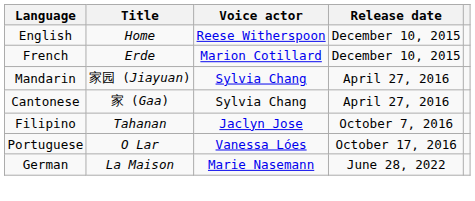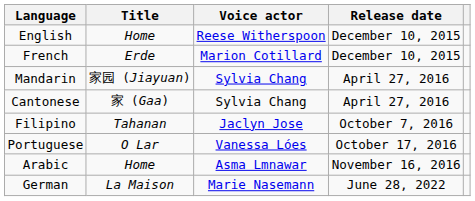+ row: (45, 164)
